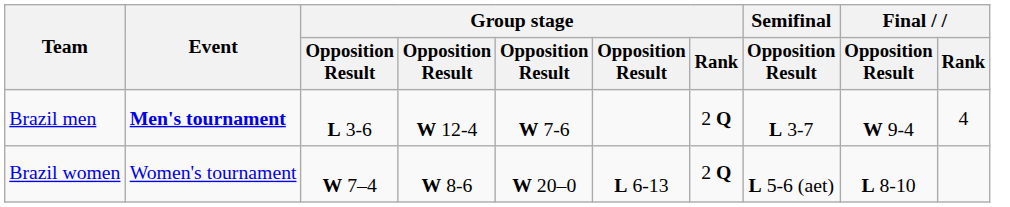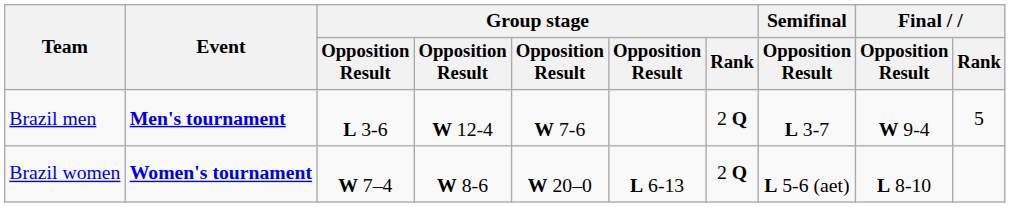(963, 118) 4 -> (979, 118) 5
(213, 173) normal -> (221, 173) bold
